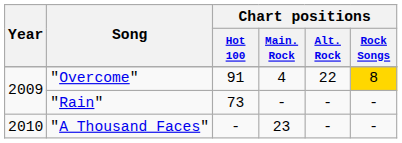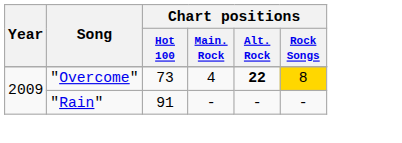(236, 79) 91 -> (165, 79) 73
(328, 79) normal -> (257, 79) bold
(236, 102) 73 -> (165, 102) 91
- row: (130, 126)
